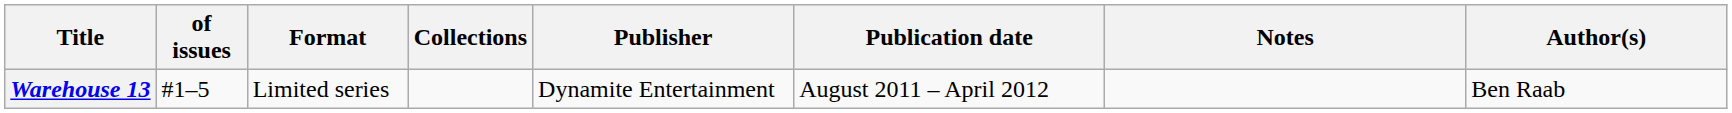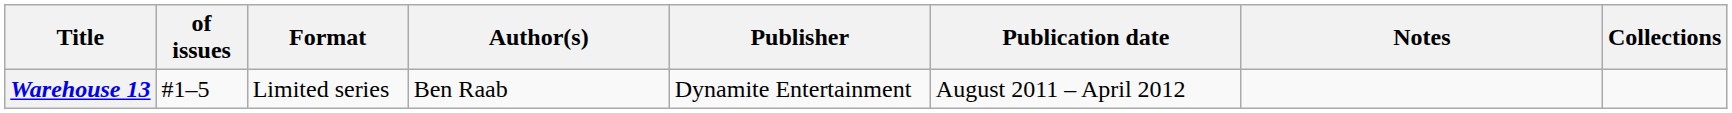columns swapped: (1596, 37) <-> (470, 37)
